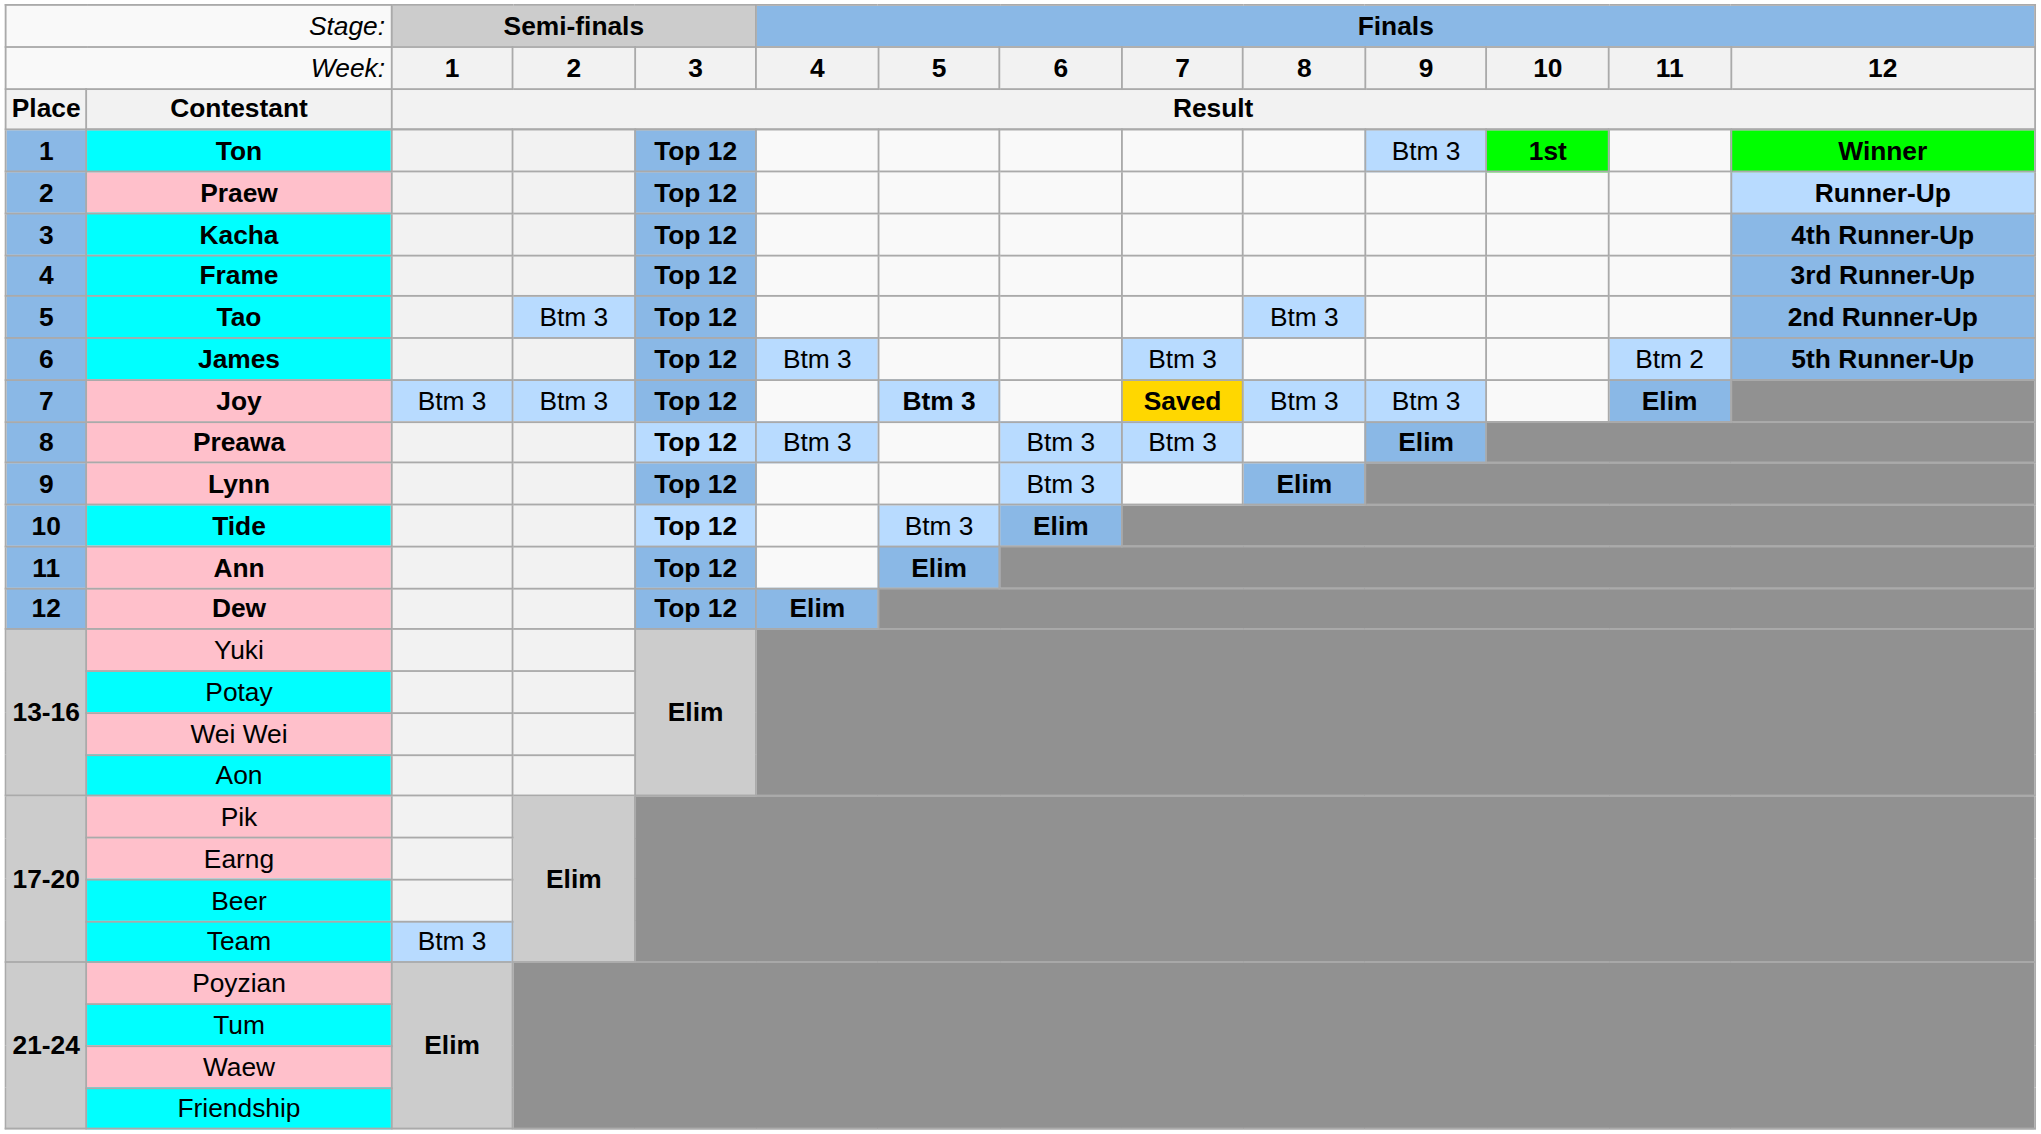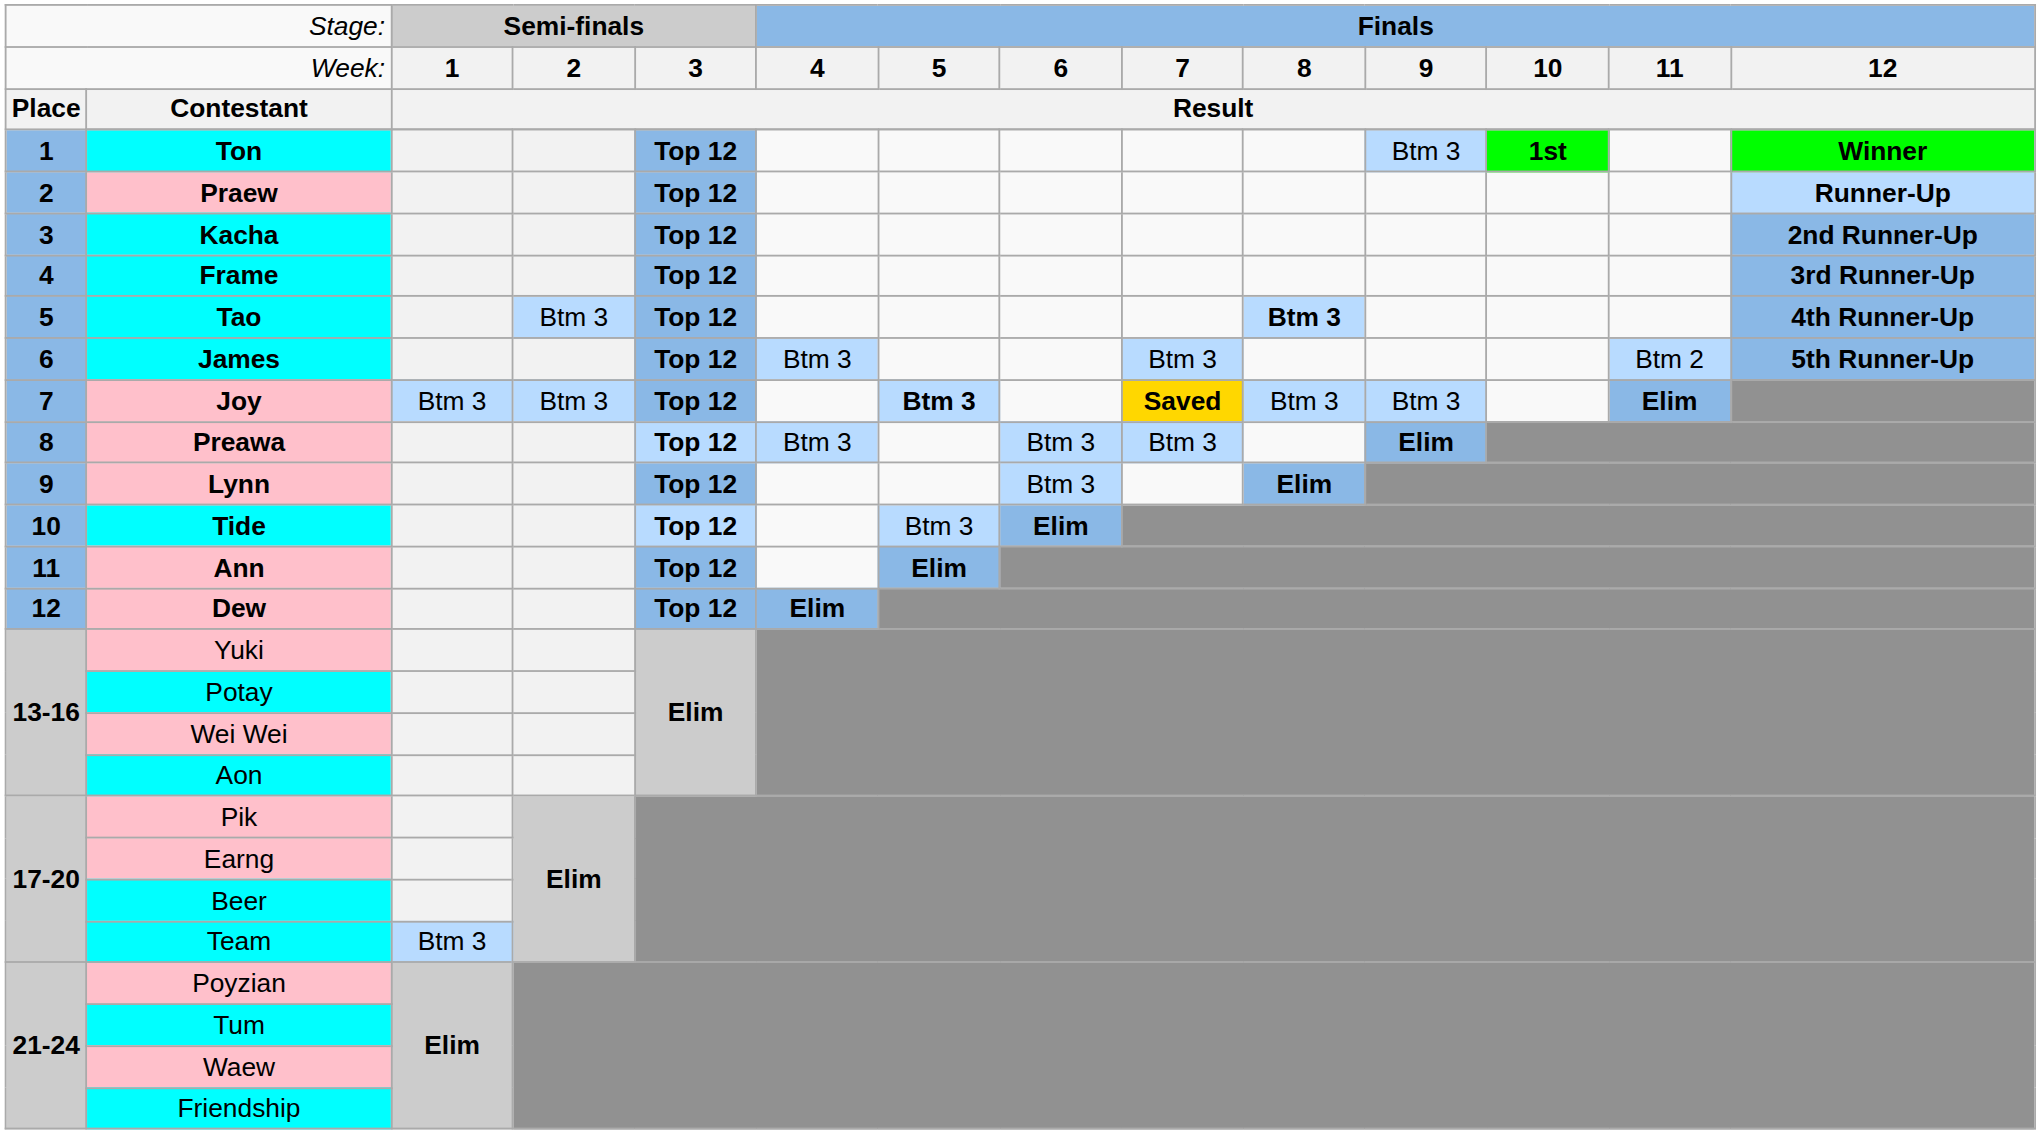(1883, 234) 4th Runner-Up -> (1883, 234) 2nd Runner-Up
(1304, 318) normal -> (1304, 318) bold
(1883, 318) 2nd Runner-Up -> (1883, 318) 4th Runner-Up
